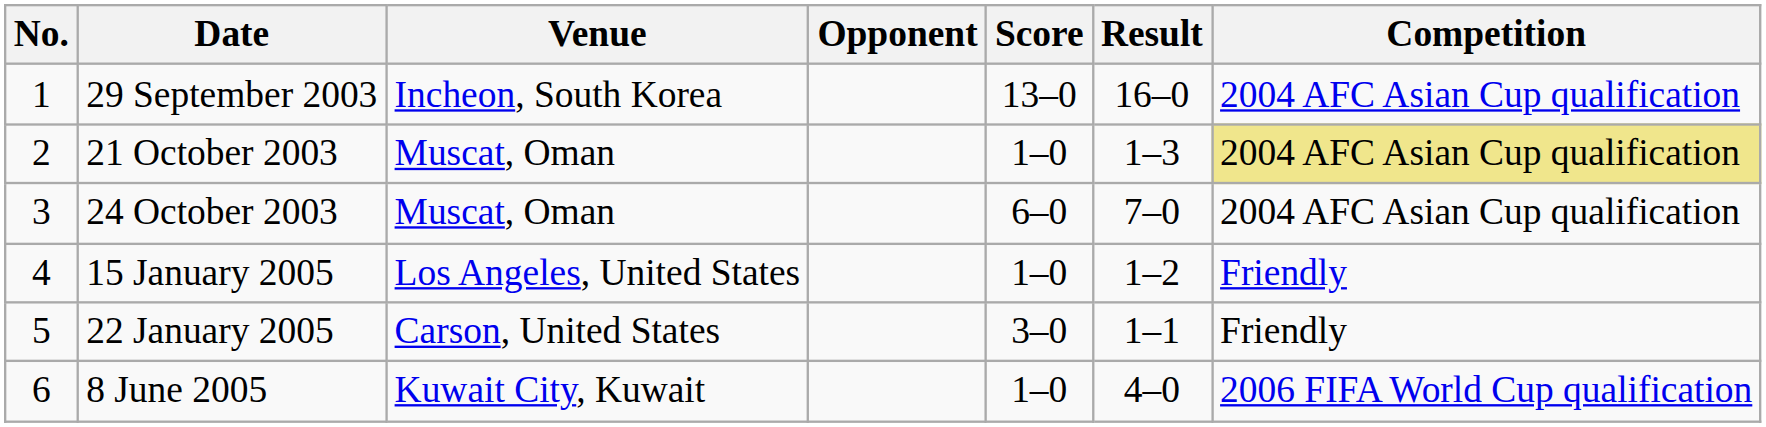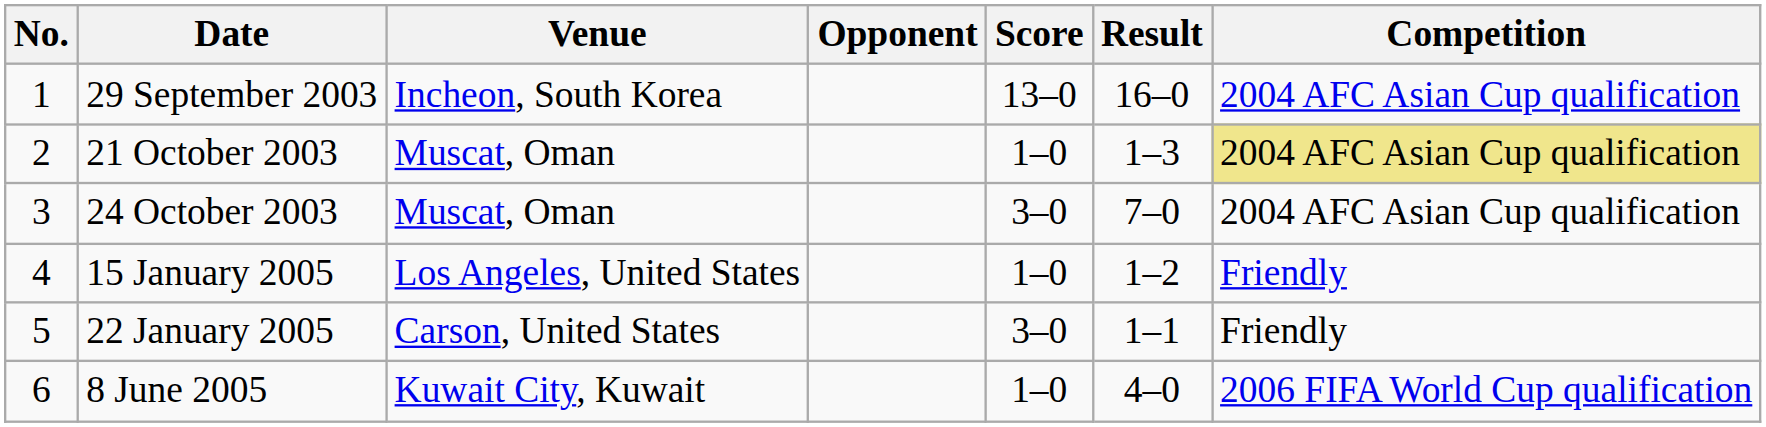(1039, 212) 6–0 -> (1039, 212) 3–0
